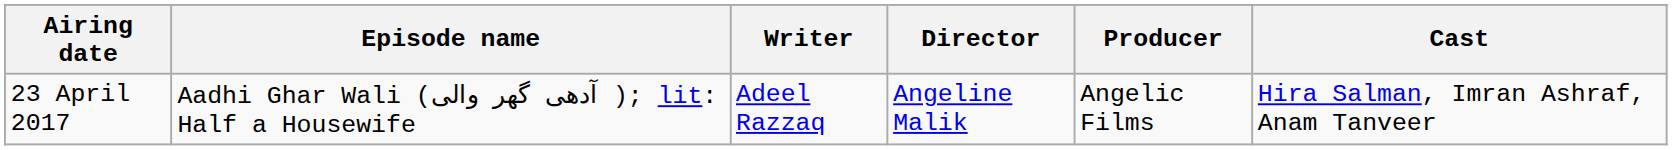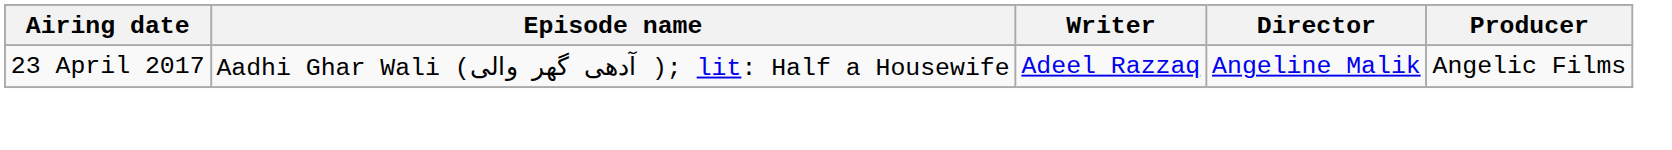- column: (1459, 40)
